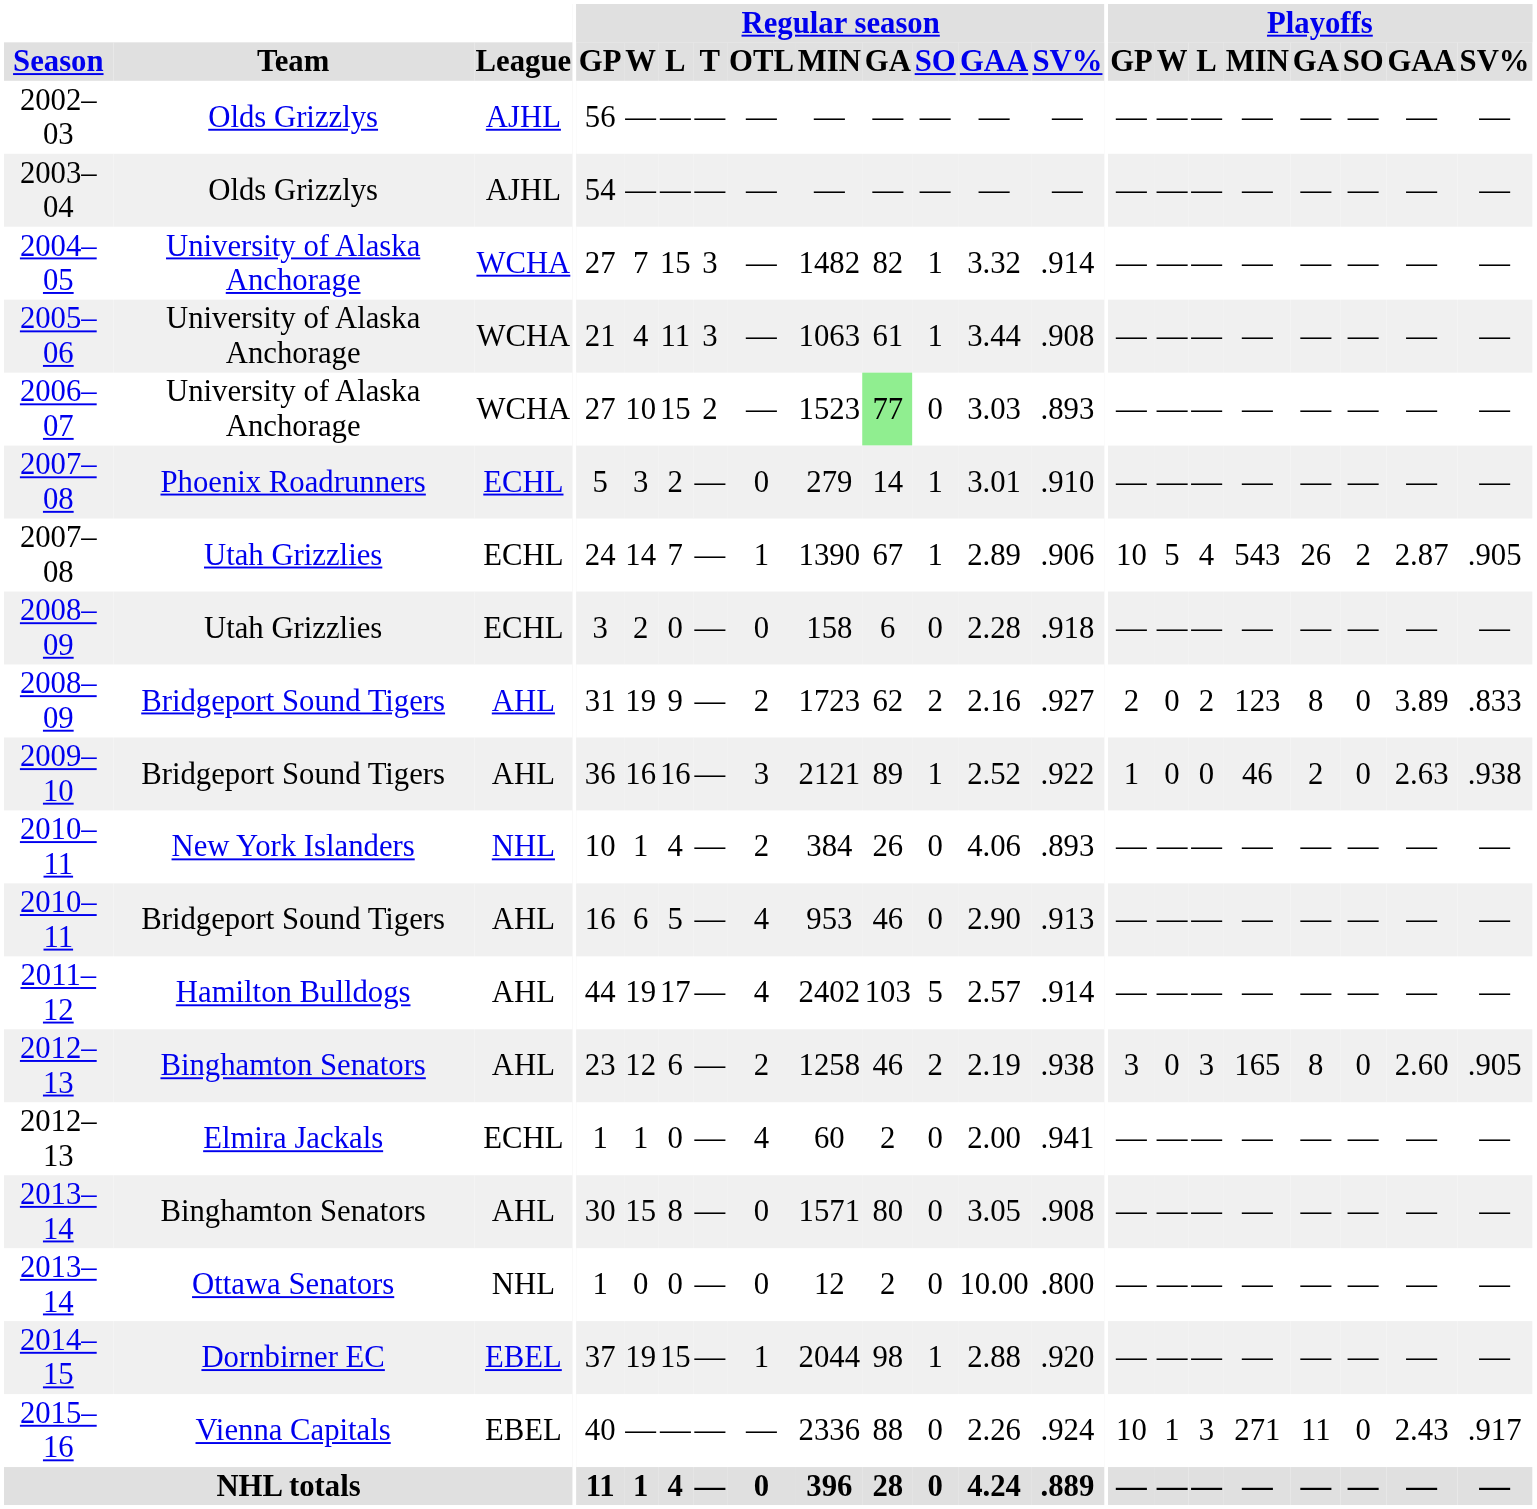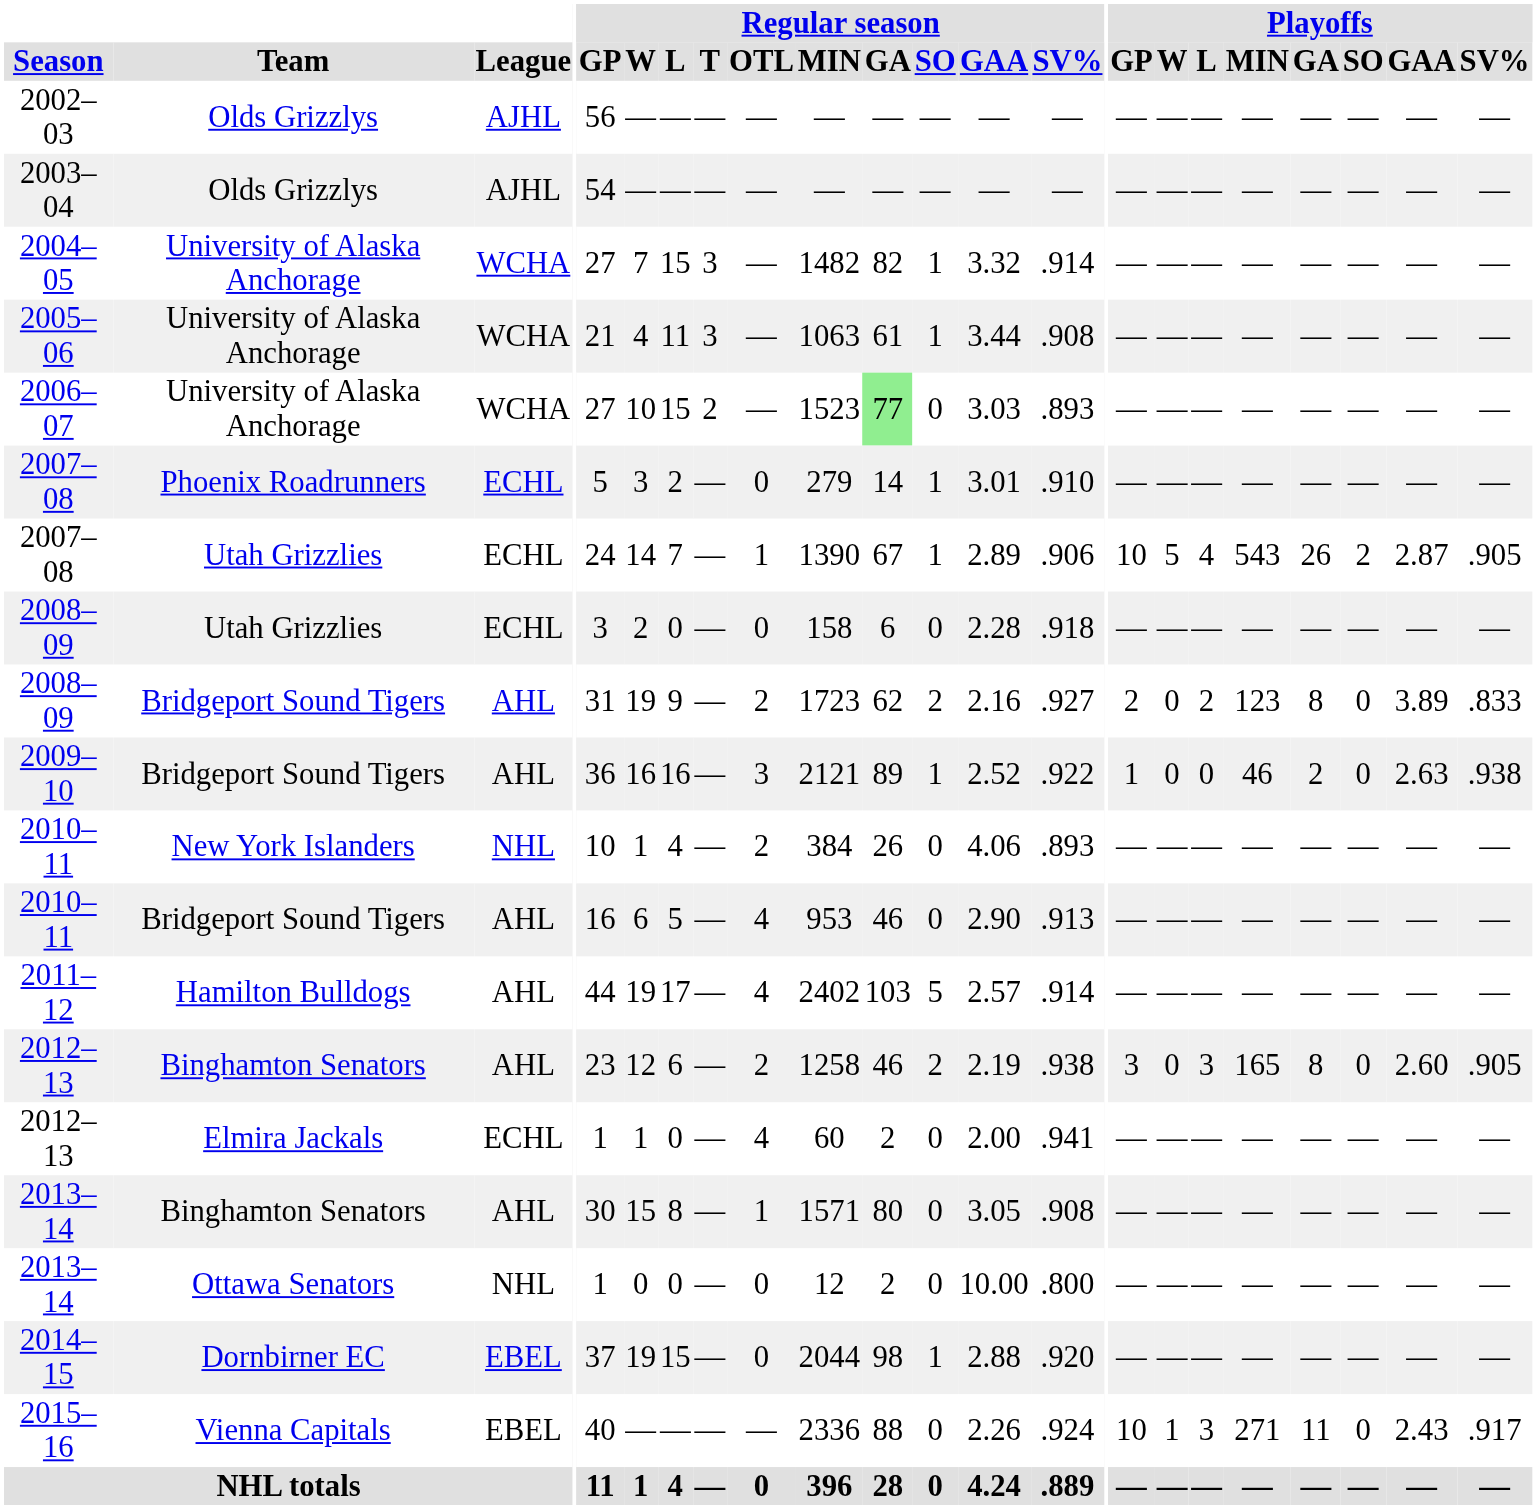(761, 1211) 0 -> (761, 1211) 1
(761, 1357) 1 -> (761, 1357) 0
